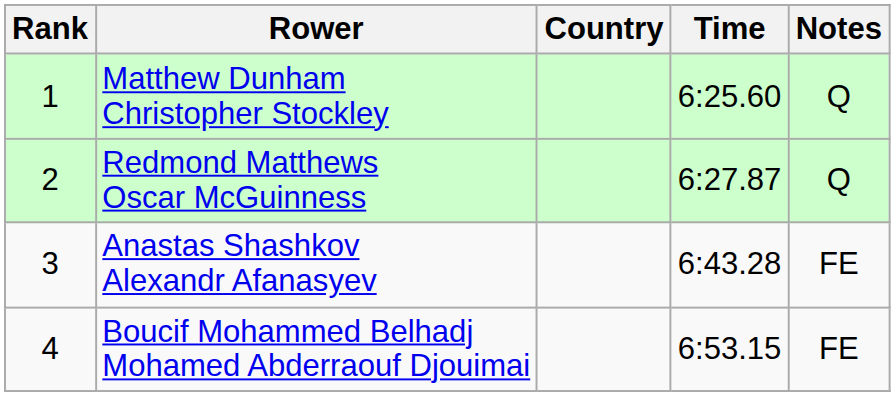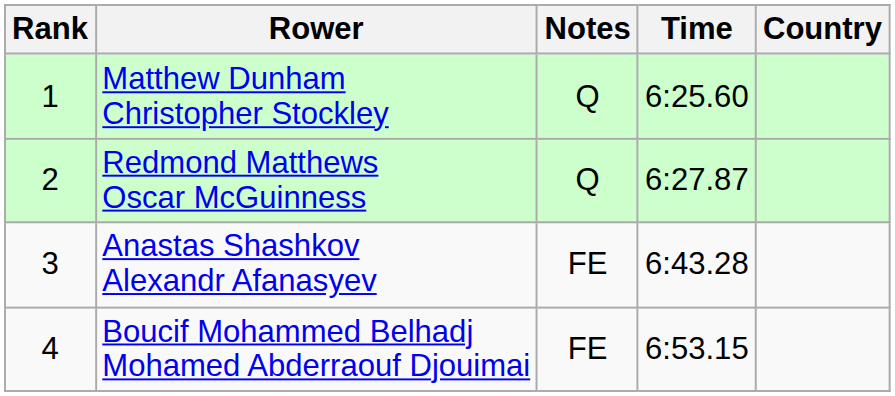columns swapped: (604, 29) <-> (839, 29)
